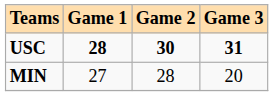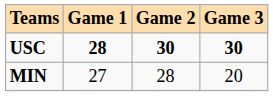(234, 47) 31 -> (234, 47) 30
